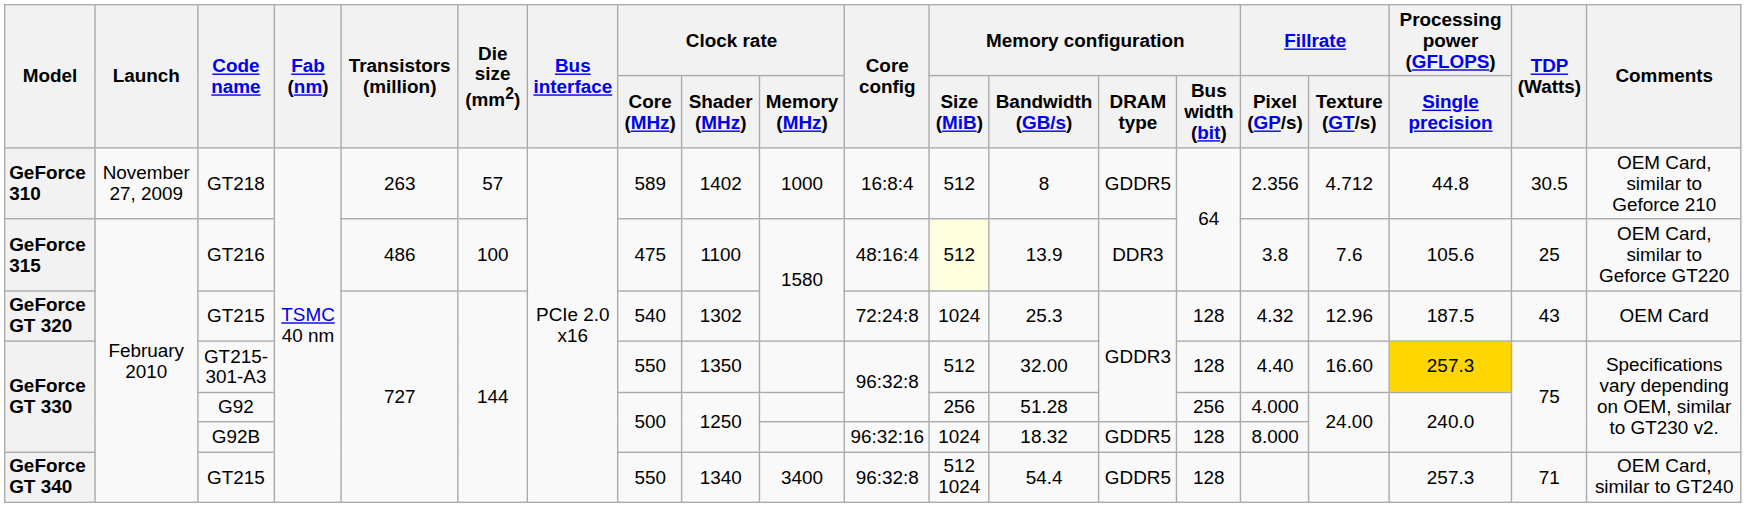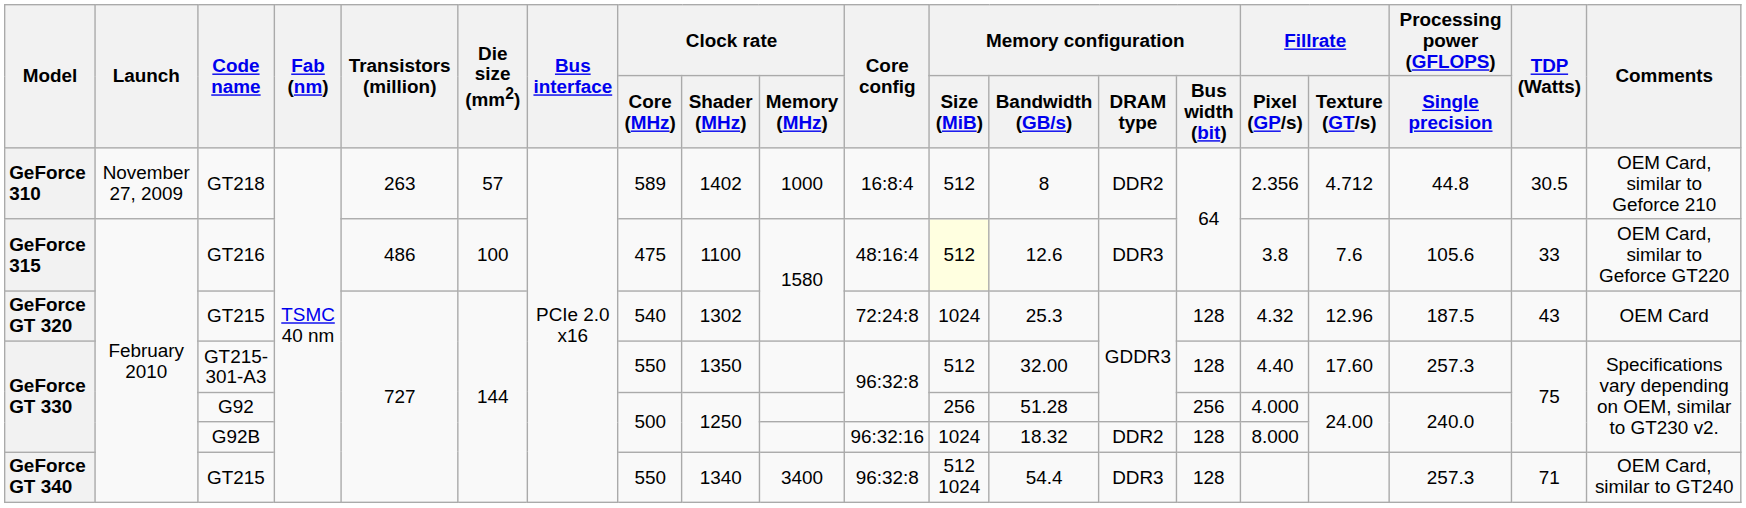(1138, 183) GDDR5 -> (1138, 183) DDR2
(1044, 255) 13.9 -> (1044, 255) 12.6
(1549, 255) 25 -> (1549, 255) 33
(1349, 366) 16.60 -> (1349, 366) 17.60
(1451, 366) gold background -> (1451, 366) no background
(1138, 436) GDDR5 -> (1138, 436) DDR2
(1138, 476) GDDR5 -> (1138, 476) DDR3
